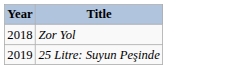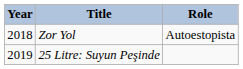+ column: (200, 14)
